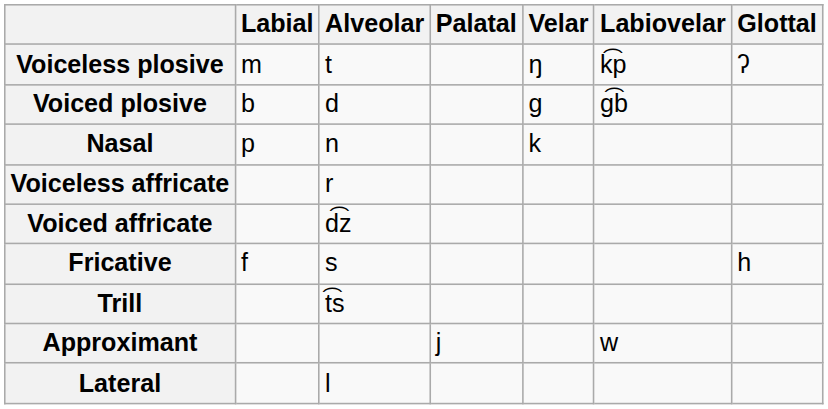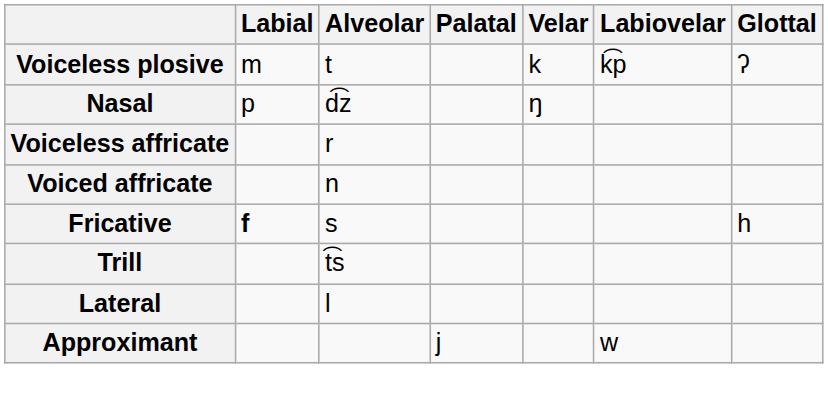(535, 64) ŋ -> (535, 64) k
- row: (120, 104)
(332, 143) n -> (338, 104) d͡z
(535, 143) k -> (535, 104) ŋ
(338, 223) d͡z -> (332, 183) n
(244, 263) normal -> (245, 223) bold
rows swapped: (120, 382) <-> (120, 343)
